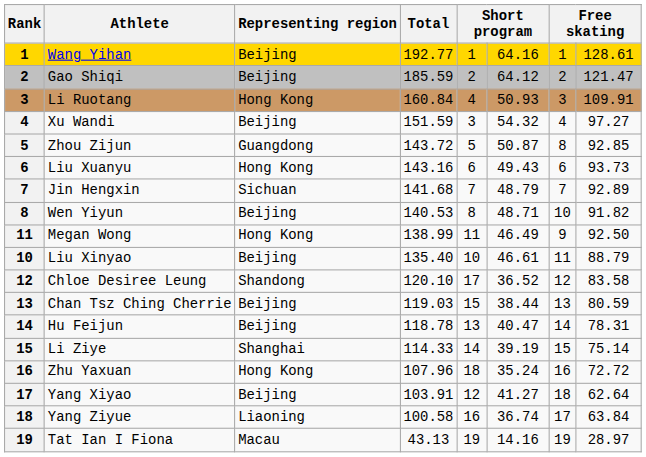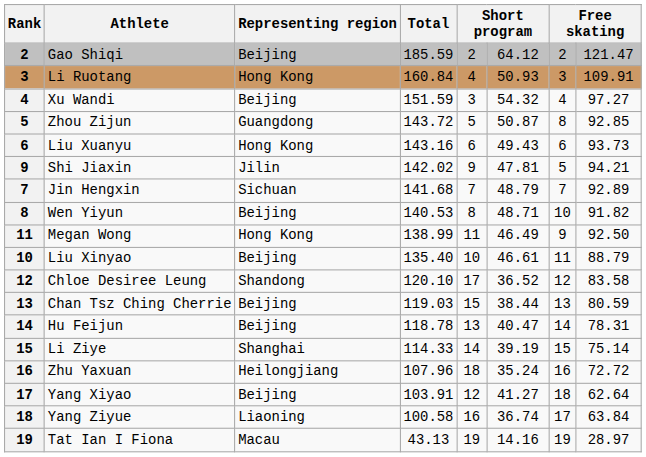- row: (90, 55)
+ row: (90, 168)
(276, 372) Hong Kong -> (288, 372) Heilongjiang
